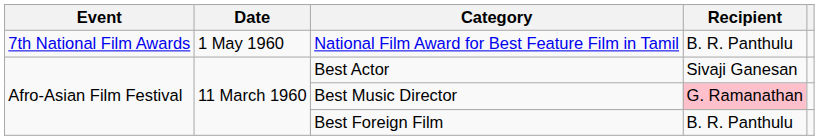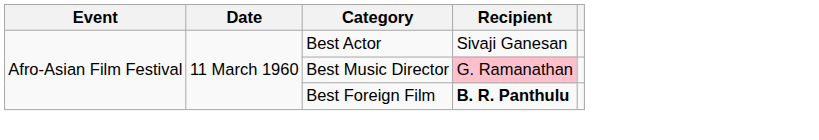- row: (497, 43)
(740, 122) normal -> (513, 95) bold
